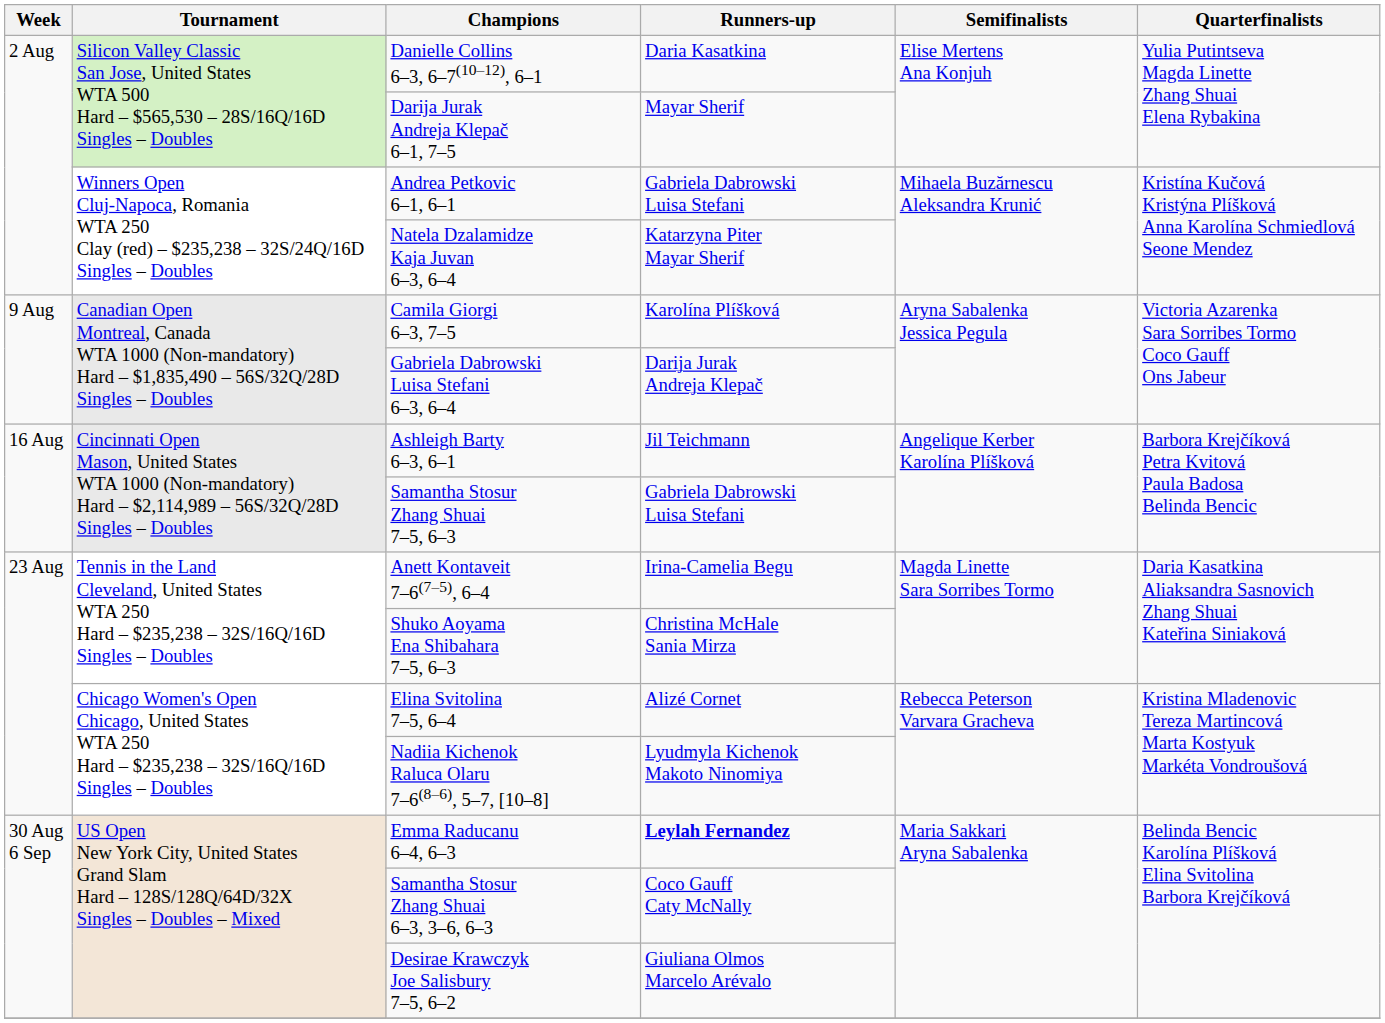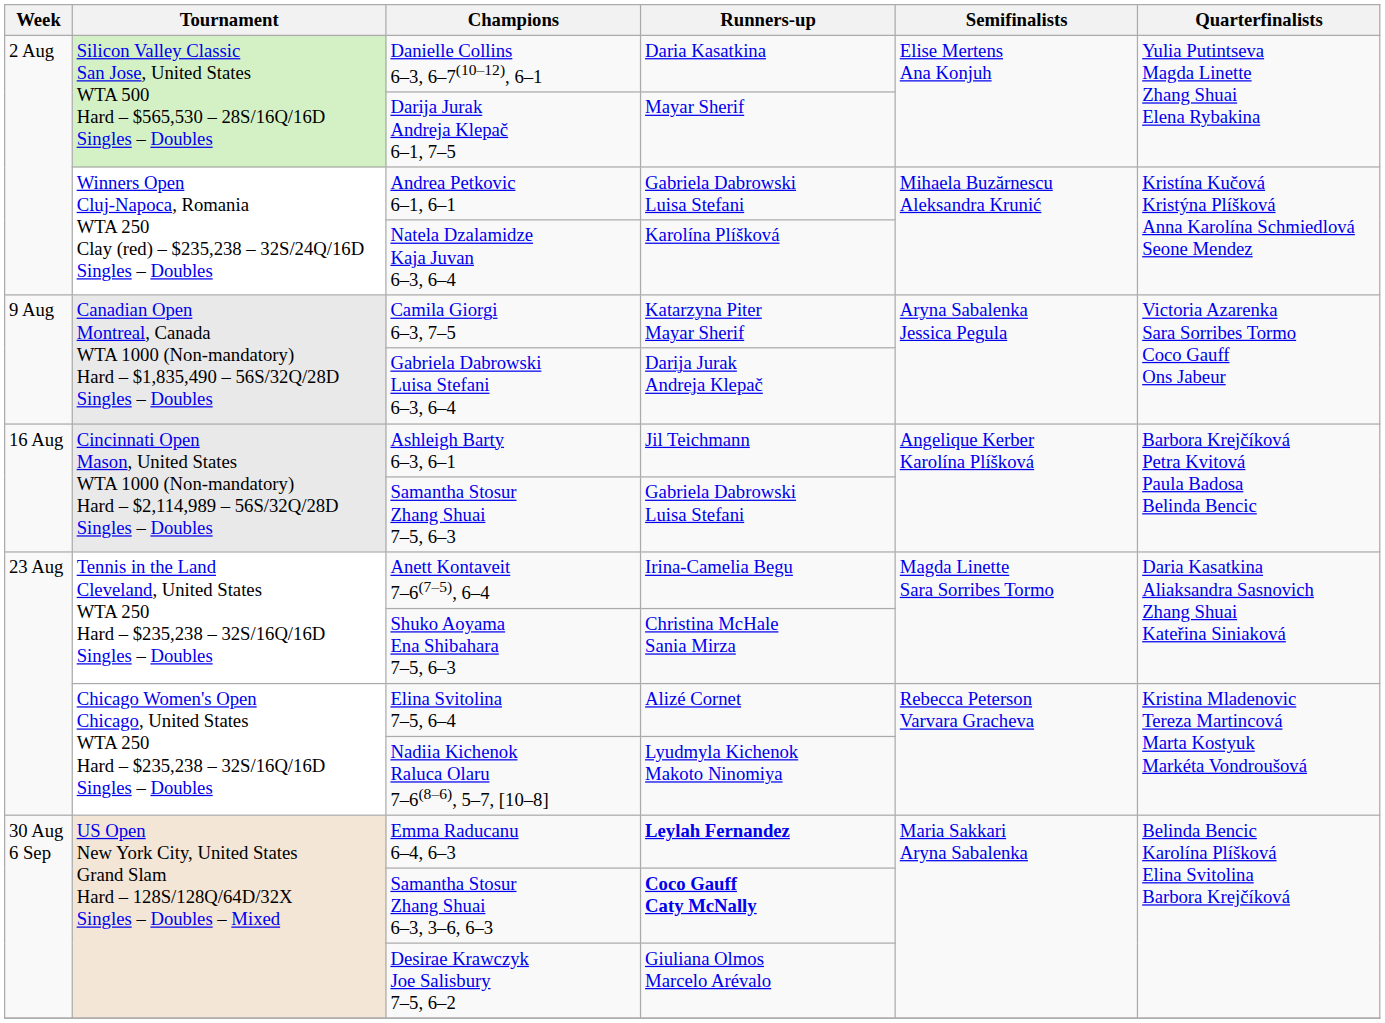(703, 246) Katarzyna Piter Mayar Sherif -> (712, 235) Karolína Plíšková
(712, 310) Karolína Plíšková -> (703, 321) Katarzyna Piter Mayar Sherif
(698, 894) normal -> (701, 894) bold
